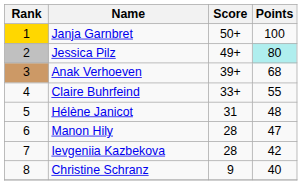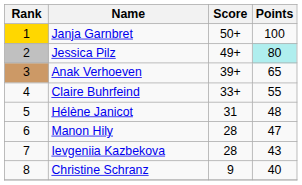(275, 72) 68 -> (275, 72) 65
(275, 151) 42 -> (275, 151) 43
